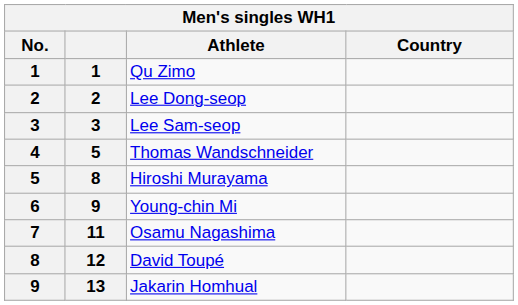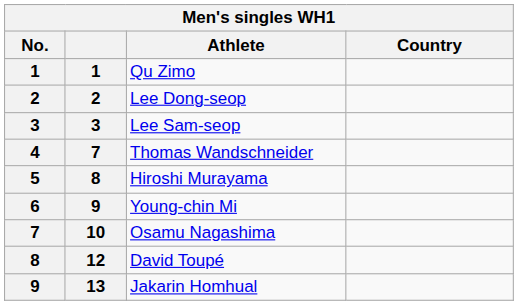(96, 152) 5 -> (96, 152) 7
(96, 233) 11 -> (96, 233) 10
